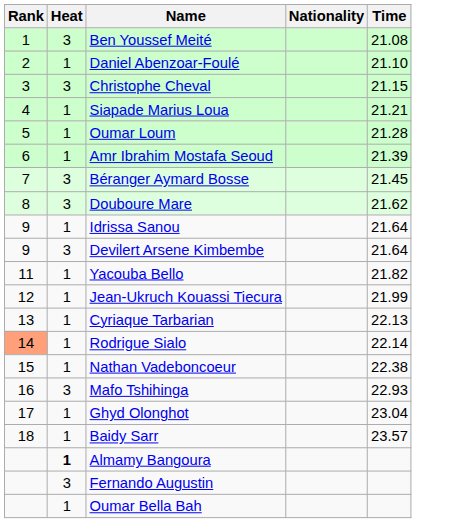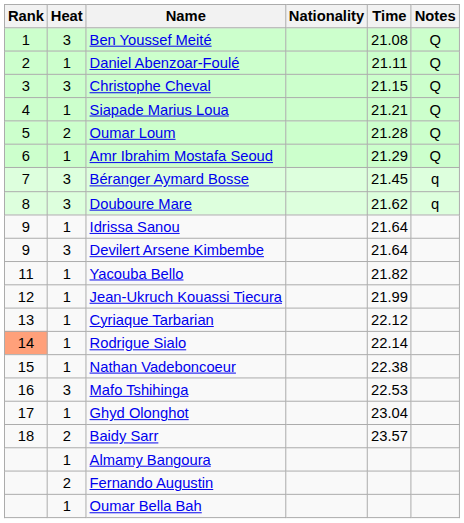+ column: (435, 16)
(389, 63) 21.10 -> (389, 63) 21.11
(67, 133) 1 -> (67, 133) 2
(389, 156) 21.39 -> (389, 156) 21.29
(389, 320) 22.13 -> (389, 320) 22.12
(389, 390) 22.93 -> (389, 390) 22.53
(67, 436) 1 -> (67, 436) 2
(67, 460) bold -> (67, 460) normal
(67, 483) 3 -> (67, 483) 2
